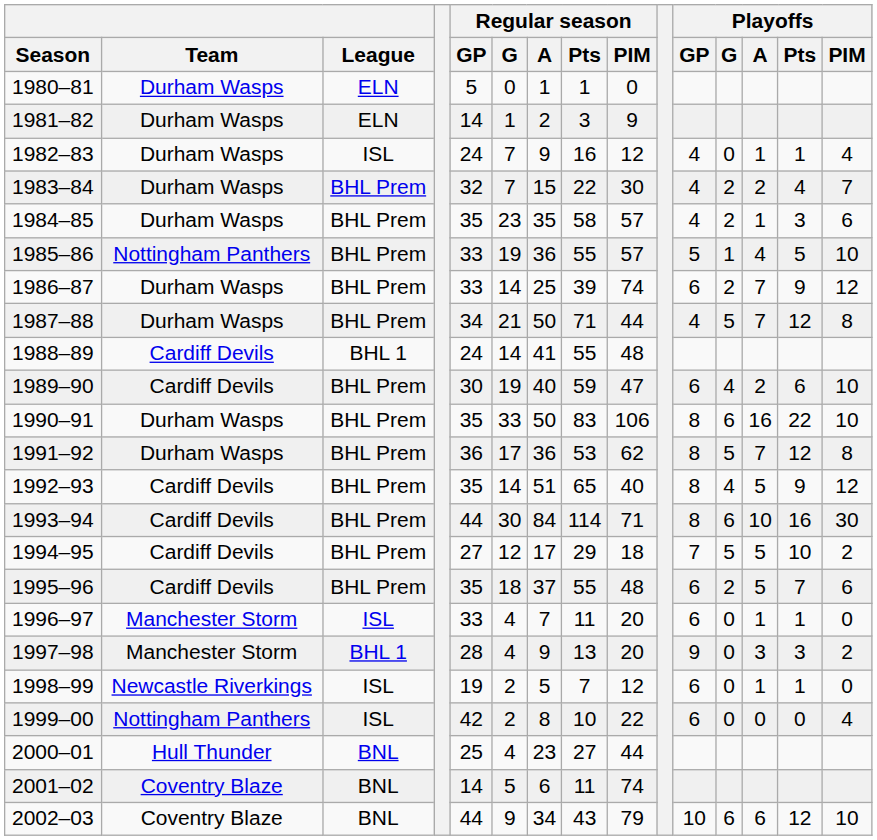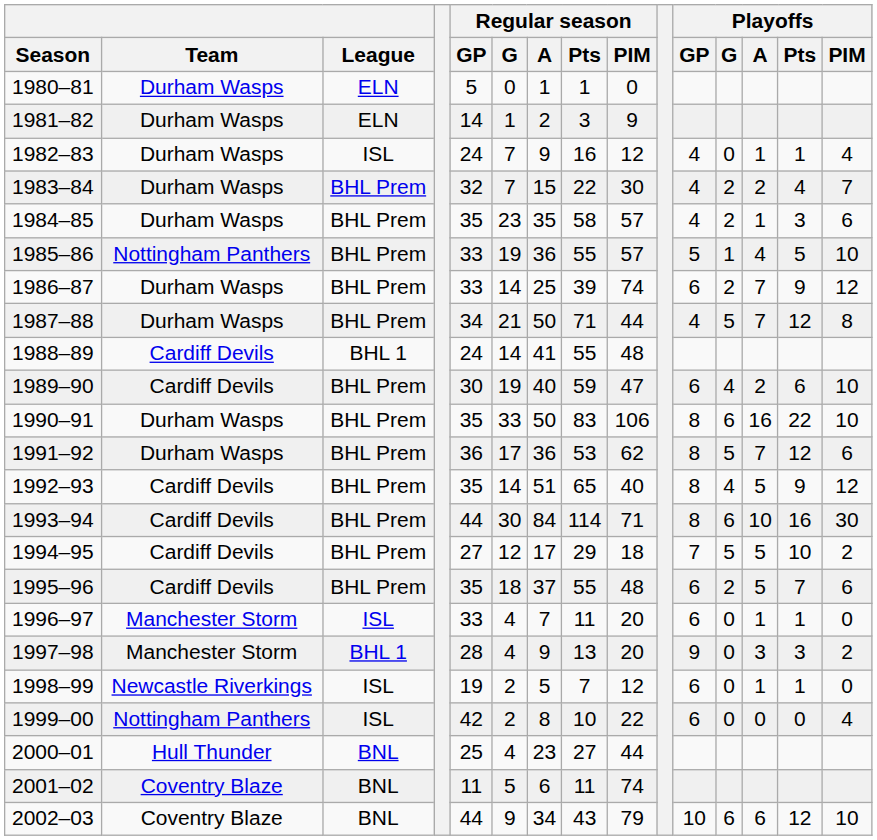(847, 453) 8 -> (847, 453) 6
(471, 785) 14 -> (471, 785) 11
